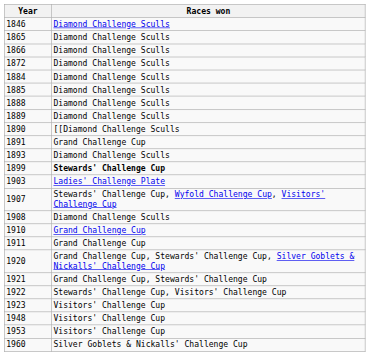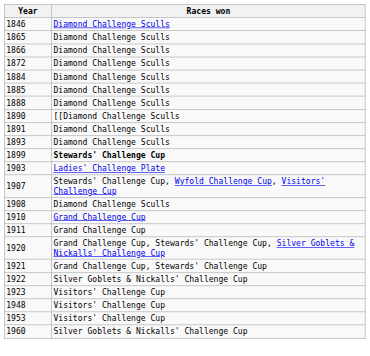- row: (16, 116)
(100, 142) Grand Challenge Cup -> (112, 129) Diamond Challenge Sculls
(170, 292) Stewards' Challenge Cup, Visitors' Challenge Cup -> (151, 279) Silver Goblets & Nickalls' Challenge Cup
